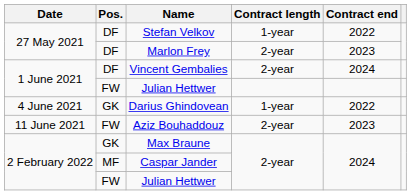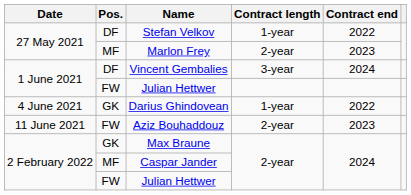(111, 51) DF -> (111, 51) MF
(277, 69) 2-year -> (277, 69) 3-year
